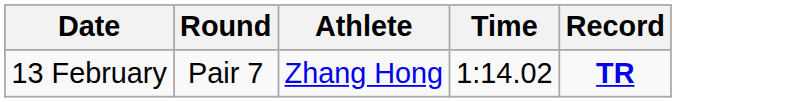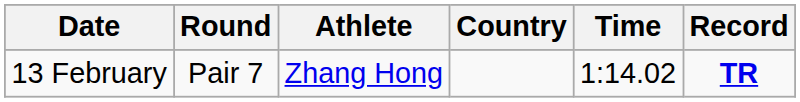+ column: (512, 27)
